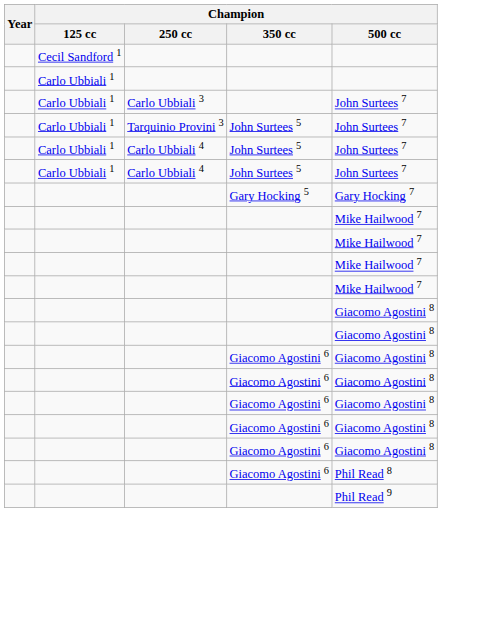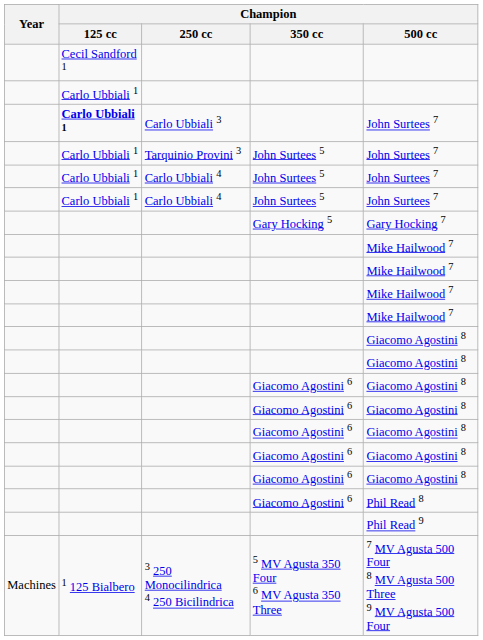(76, 102) normal -> (98, 123) bold
+ row: (189, 585)
